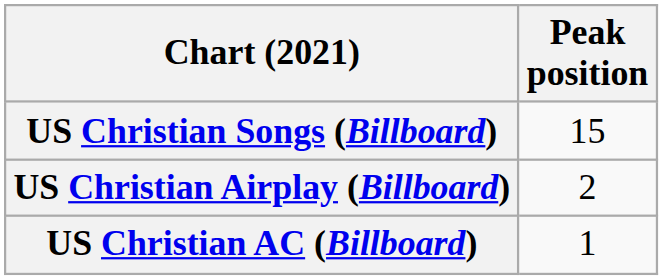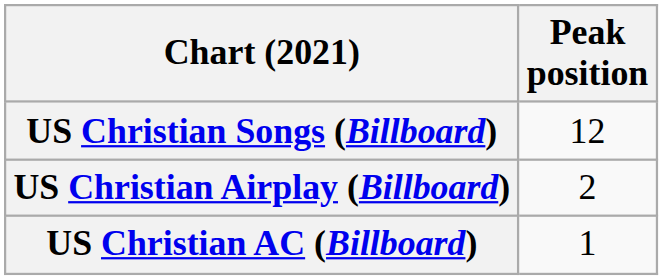(588, 130) 15 -> (588, 130) 12
